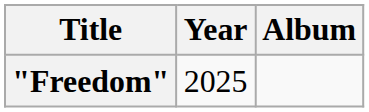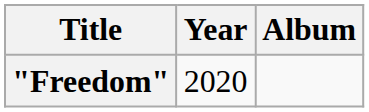(216, 80) 2025 -> (216, 80) 2020
